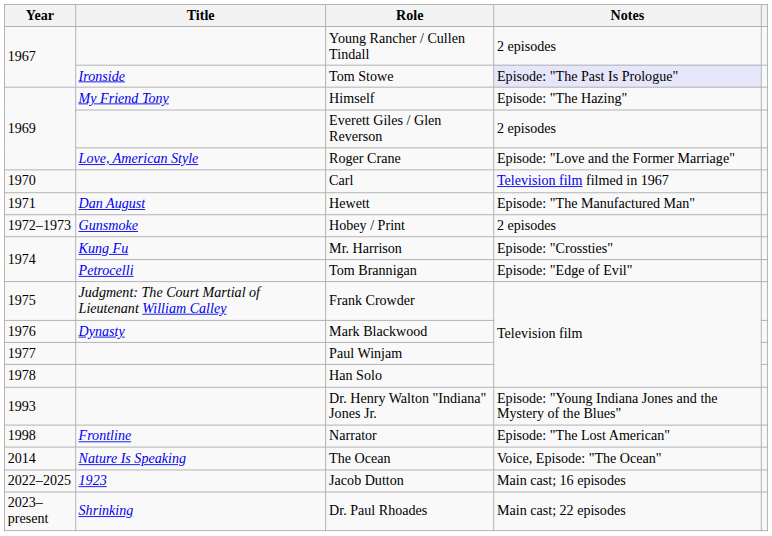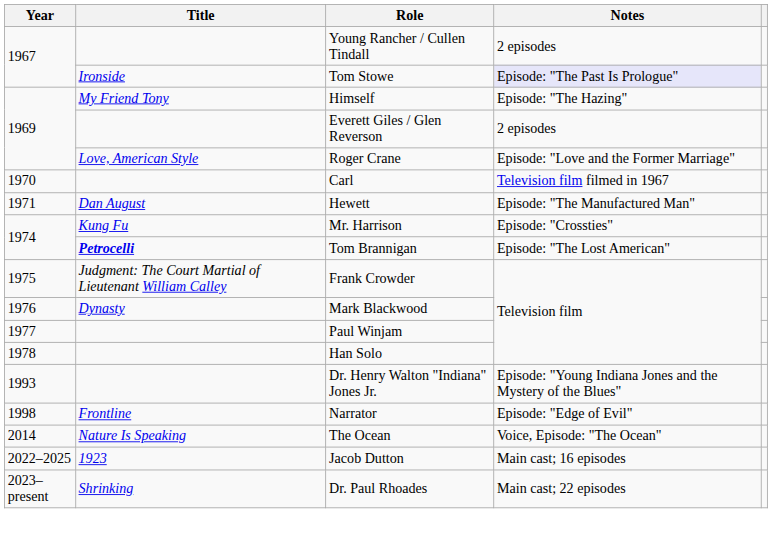- row: (367, 225)
(106, 270) normal -> (106, 248) bold
(565, 270) Episode: "Edge of Evil" -> (584, 248) Episode: "The Lost American"
(584, 436) Episode: "The Lost American" -> (565, 413) Episode: "Edge of Evil"
